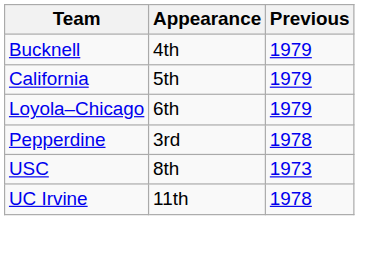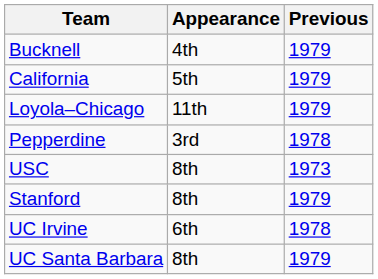(166, 109) 6th -> (190, 109) 11th
+ row: (45, 199)
(171, 199) 11th -> (185, 229) 6th
+ row: (86, 259)
